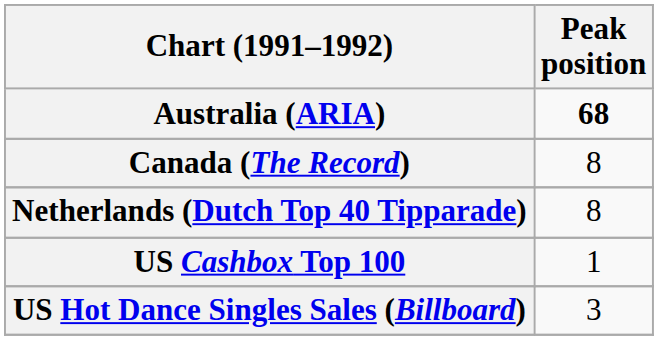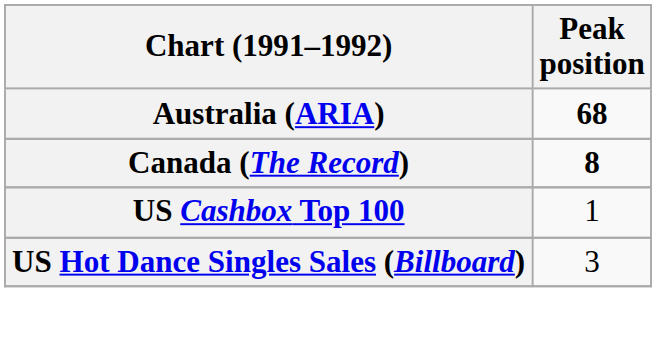(594, 162) normal -> (592, 162) bold
- row: (269, 211)
